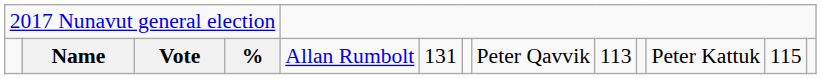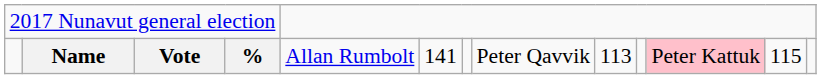(440, 55) 131 -> (440, 55) 141
(706, 55) no background -> (706, 55) pink background
